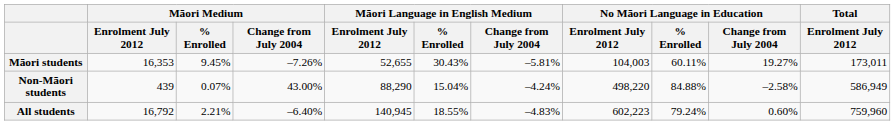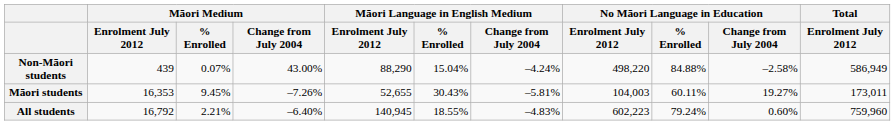rows swapped: (46, 62) <-> (46, 86)
